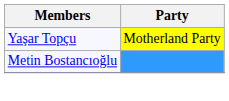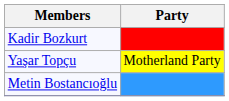+ row: (47, 39)
